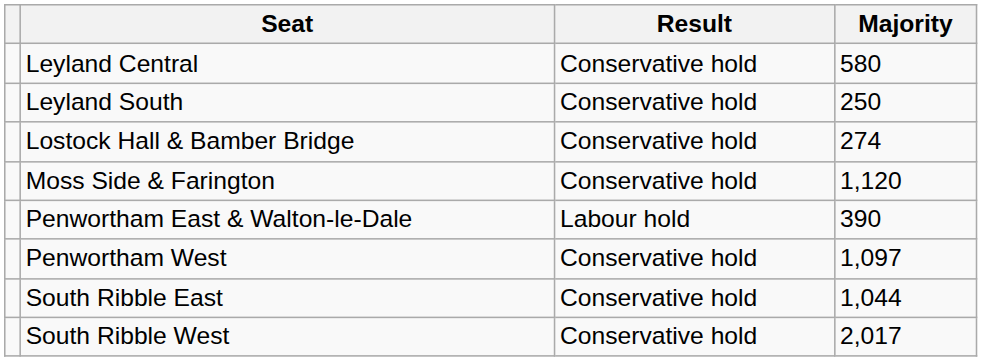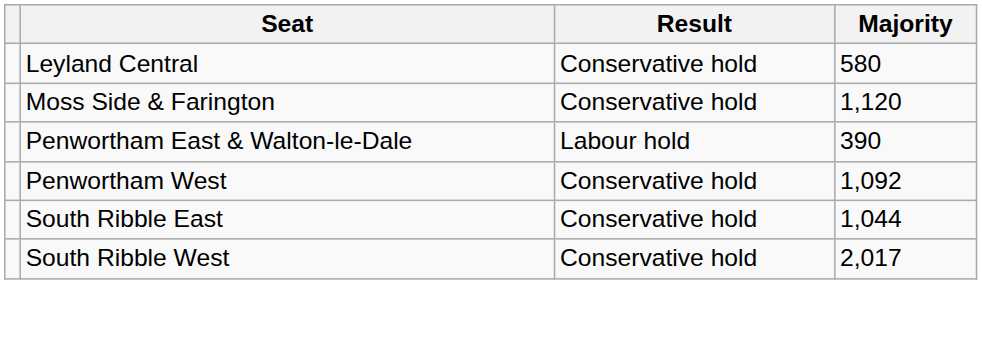- row: (104, 102)
- row: (190, 141)
(871, 258) 1,097 -> (871, 180) 1,092
